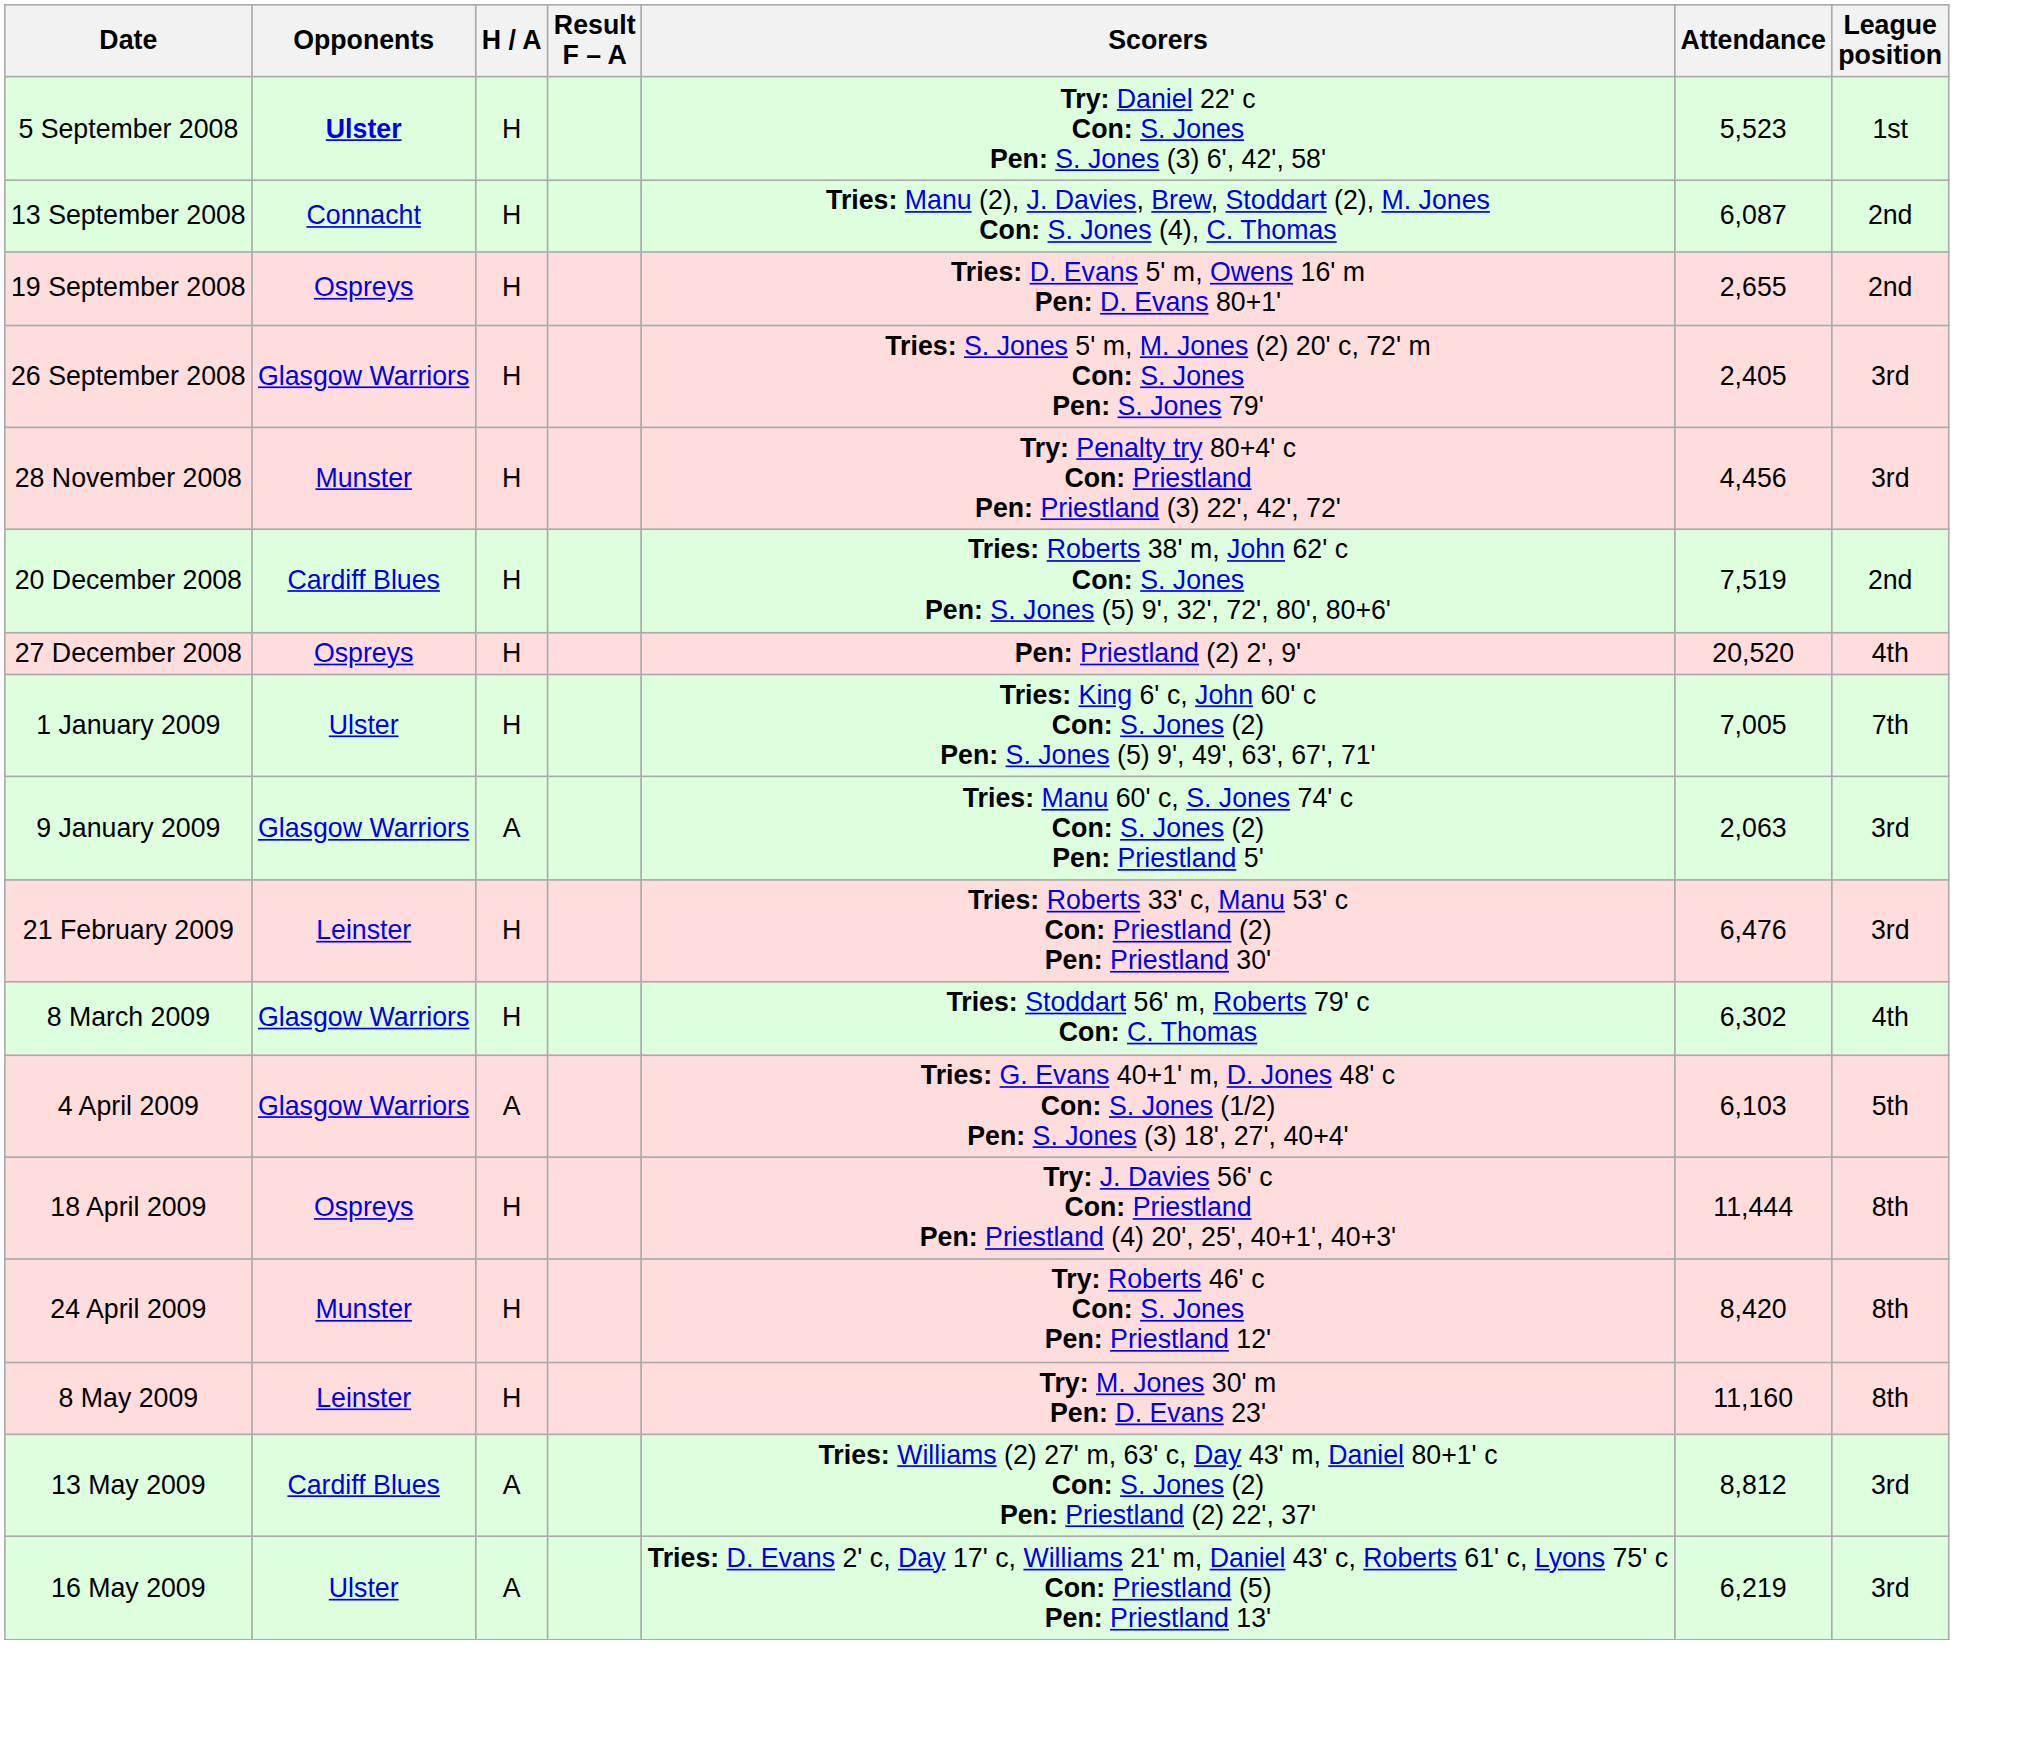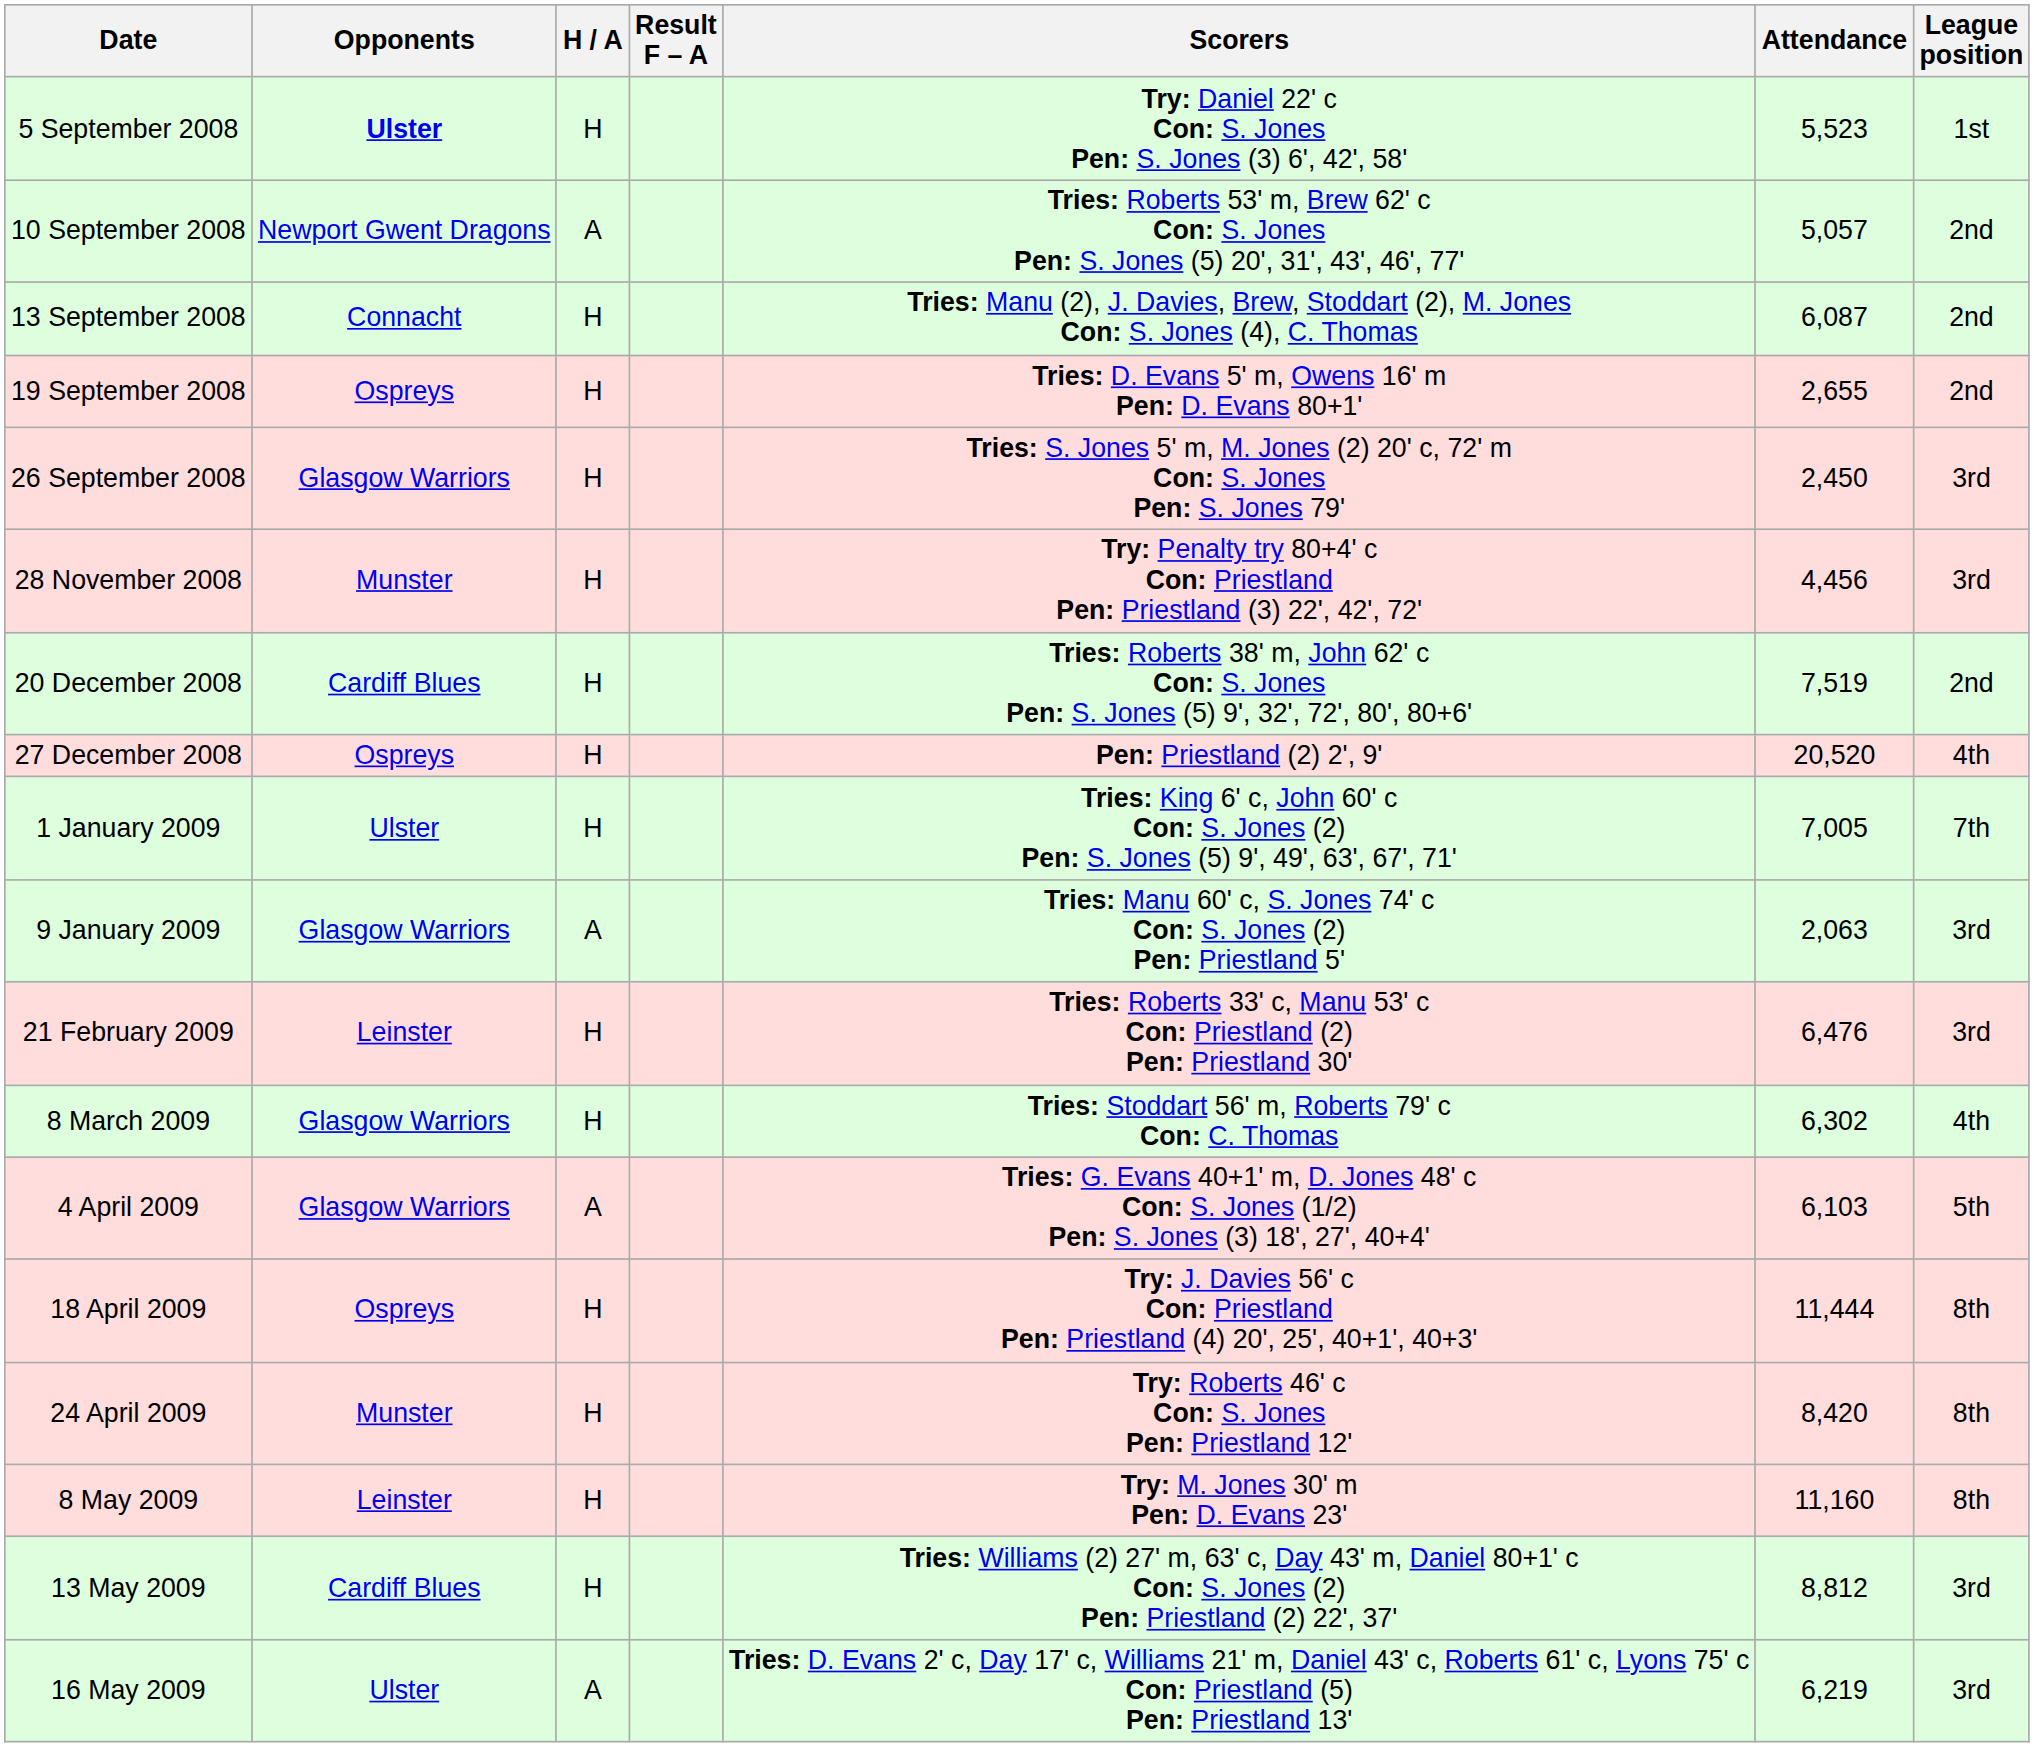+ row: (128, 230)
(1753, 375) 2,405 -> (1834, 478) 2,450
(512, 1485) A -> (593, 1587) H
